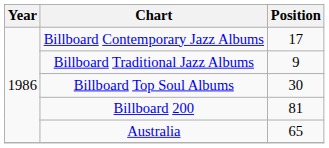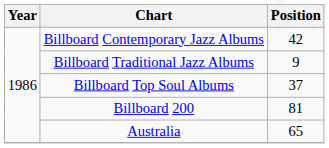(296, 39) 17 -> (296, 39) 42
(296, 85) 30 -> (296, 85) 37
